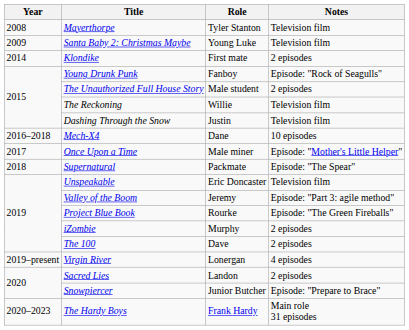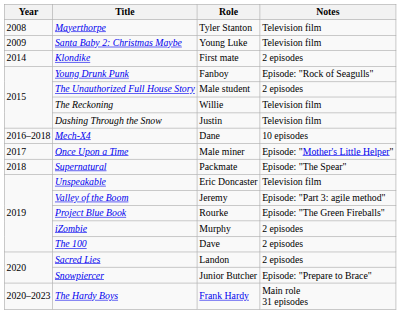- row: (87, 259)
